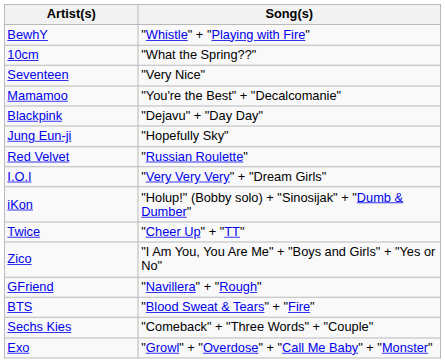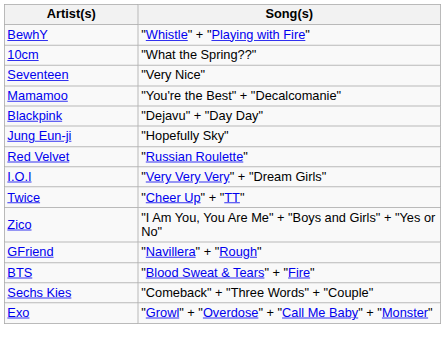- row: (20, 204)
